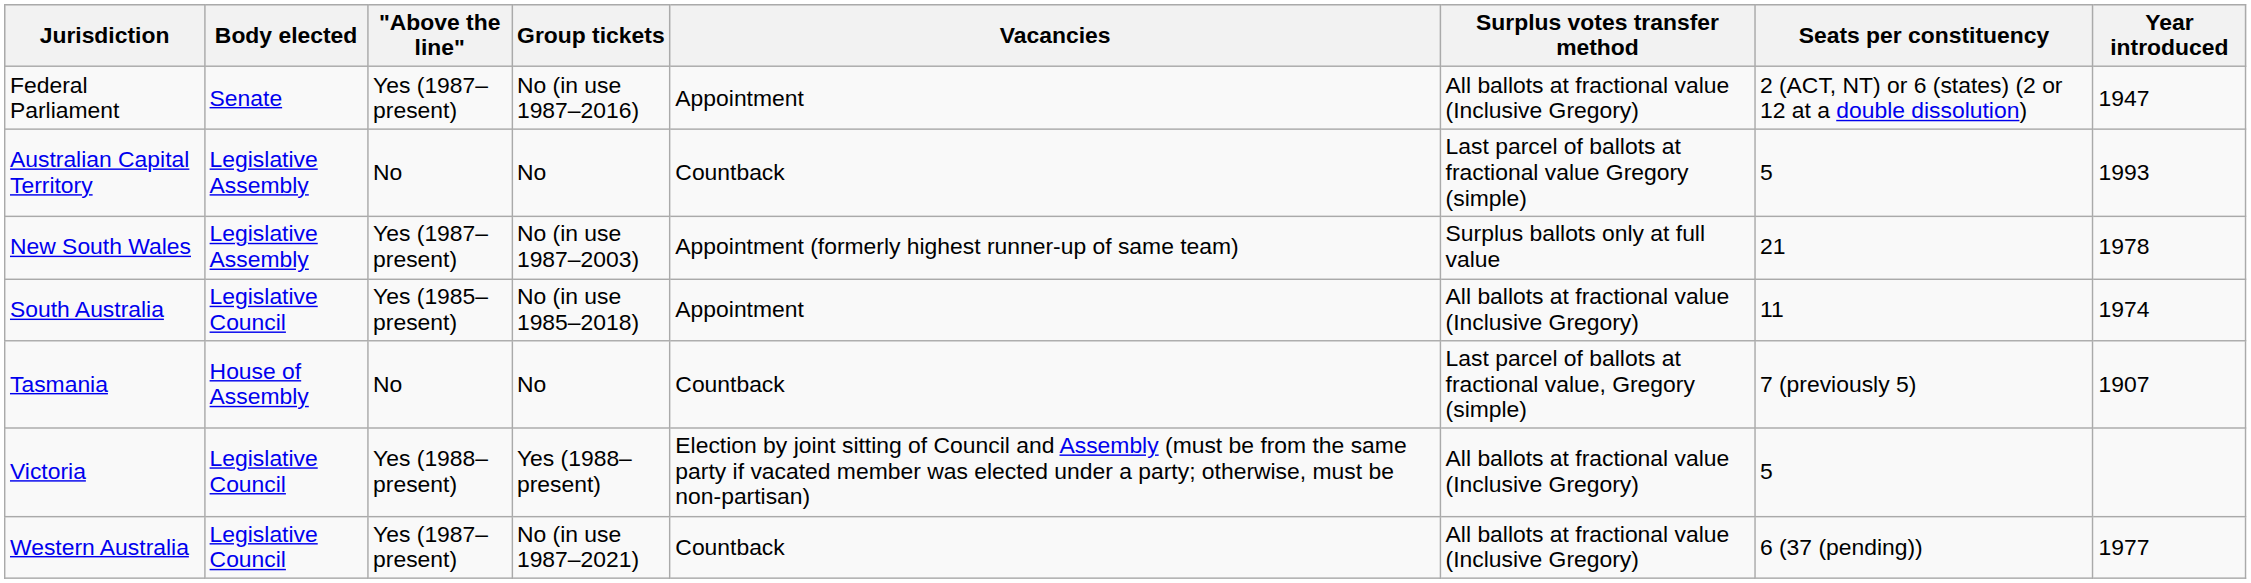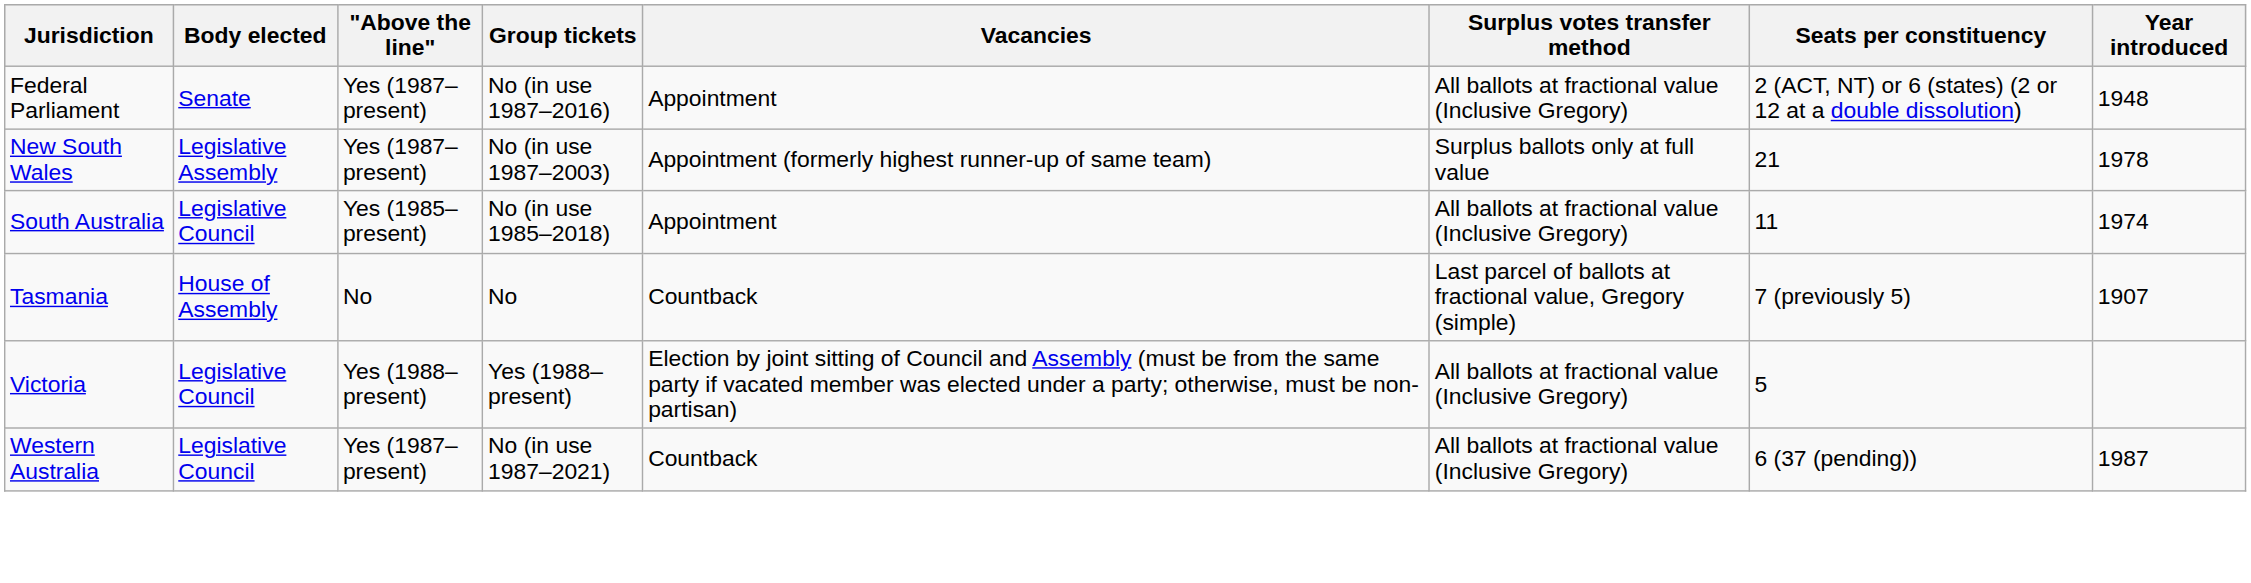(2124, 97) 1947 -> (2123, 97) 1948
- row: (100, 172)
(2124, 546) 1977 -> (2123, 459) 1987
